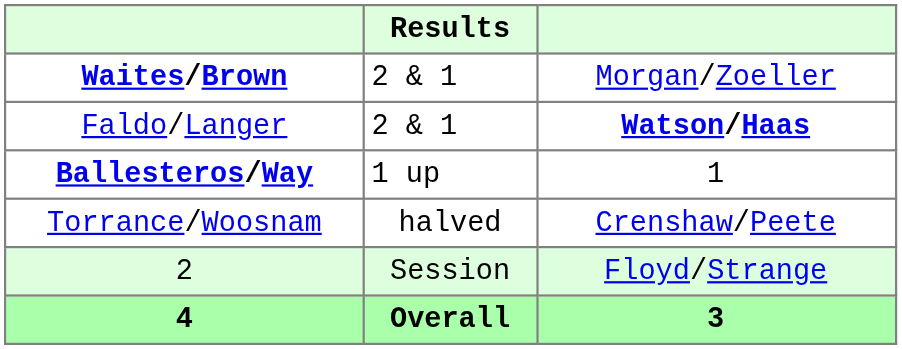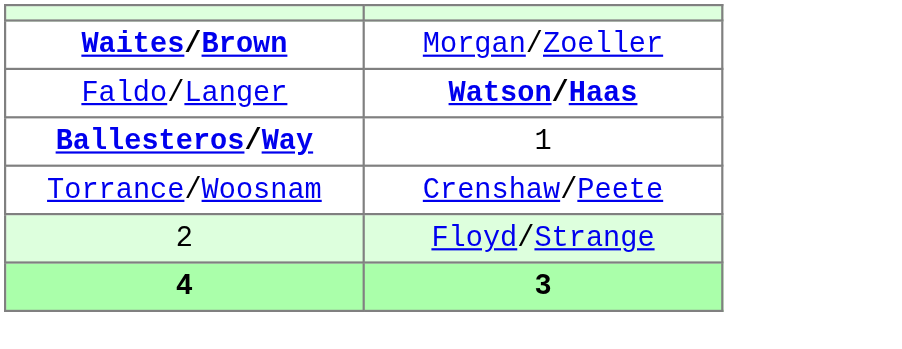- column: (450, 29)
